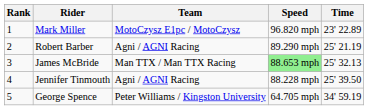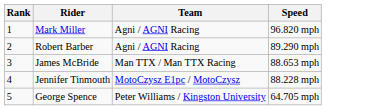- column: (343, 13)
(177, 29) MotoCzysz E1pc / MotoCzysz -> (157, 29) Agni / AGNI Racing
(295, 63) lightgreen background -> (295, 63) no background
(157, 80) Agni / AGNI Racing -> (177, 80) MotoCzysz E1pc / MotoCzysz
